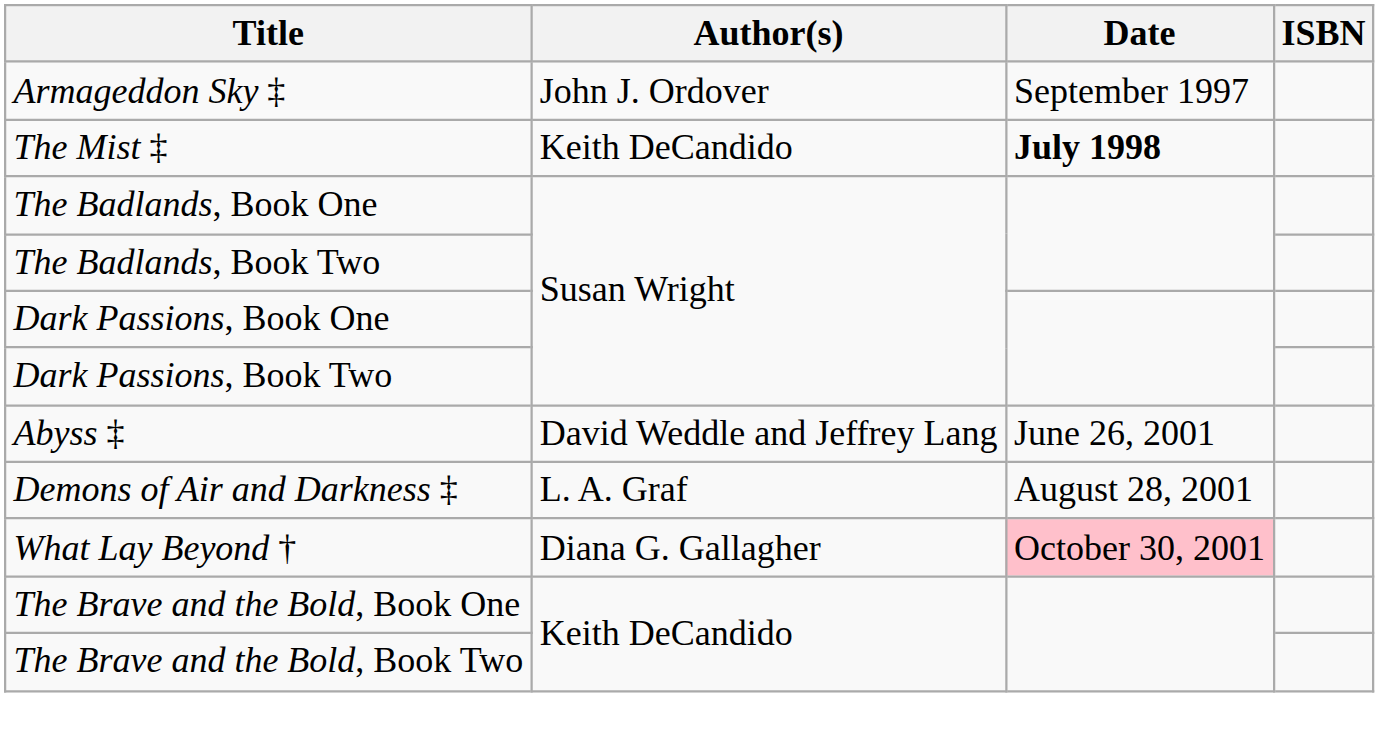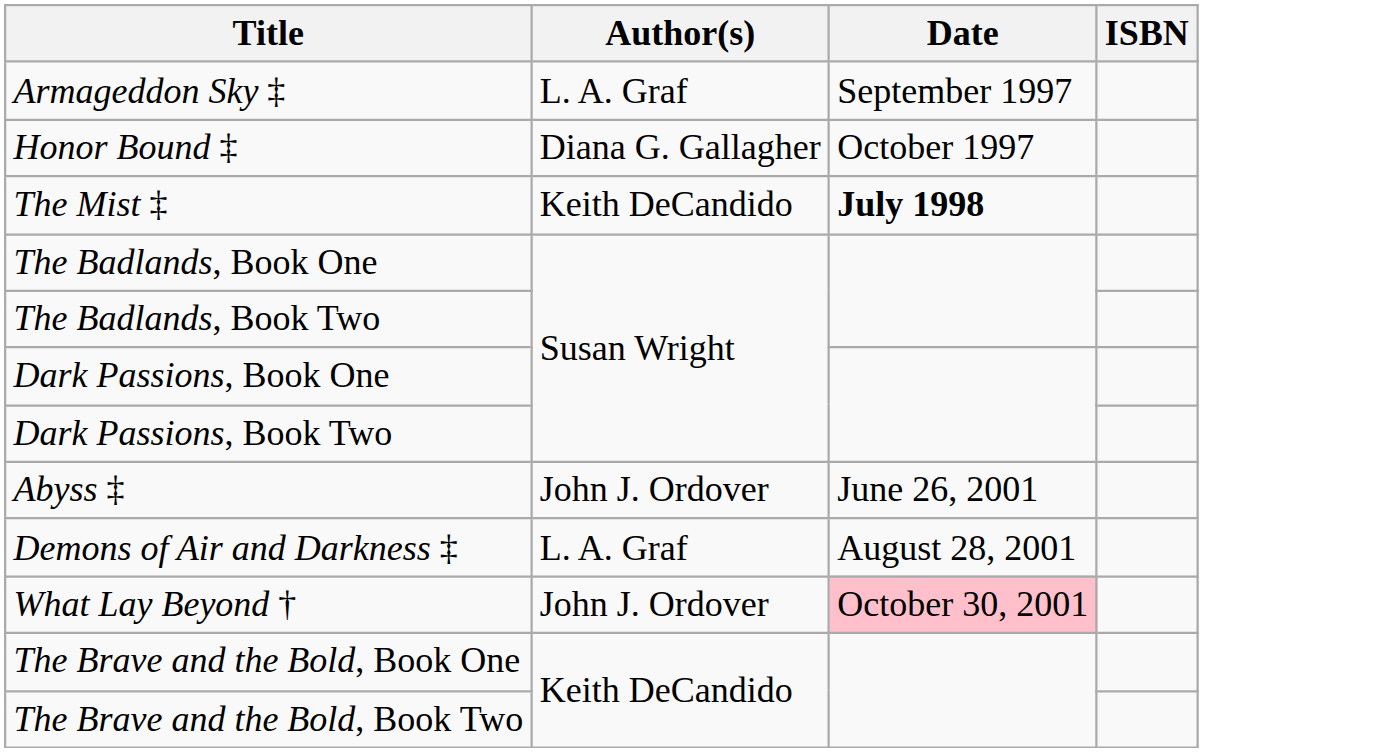(654, 90) John J. Ordover -> (614, 90) L. A. Graf
+ row: (125, 147)
(769, 432) David Weddle and Jeffrey Lang -> (654, 489) John J. Ordover
(680, 546) Diana G. Gallagher -> (654, 603) John J. Ordover
